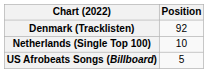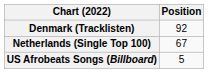(181, 44) 10 -> (181, 44) 67
